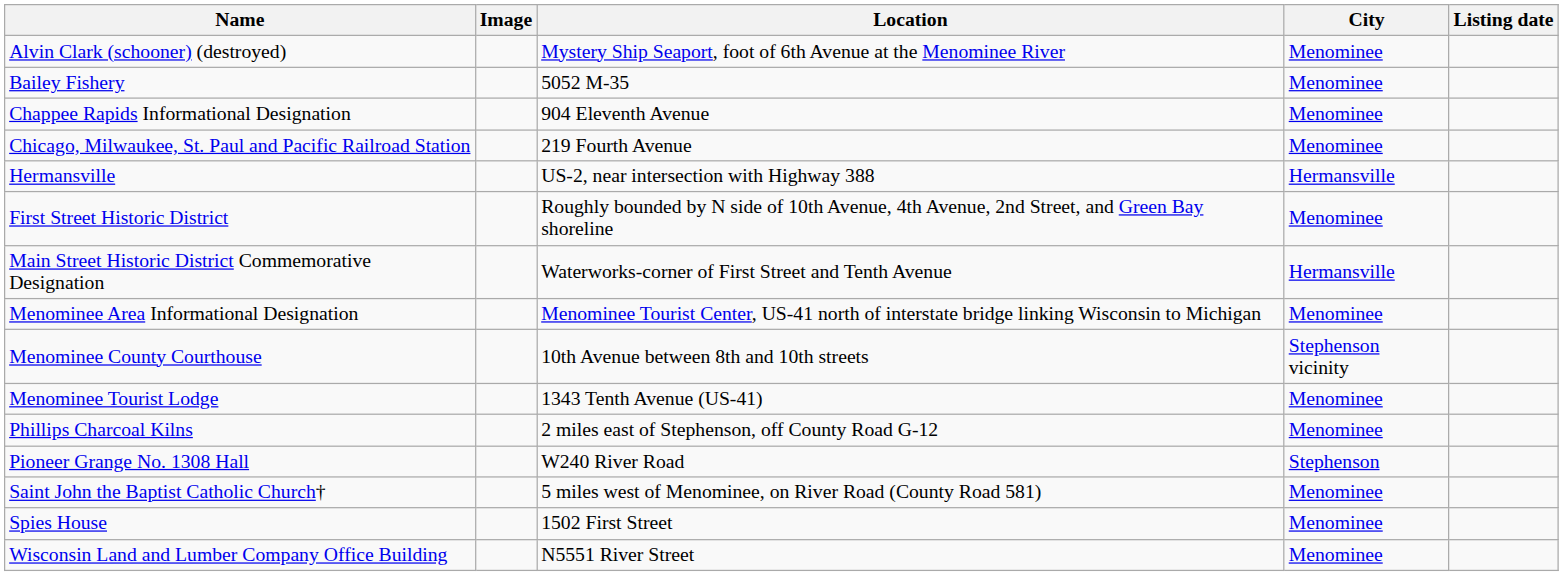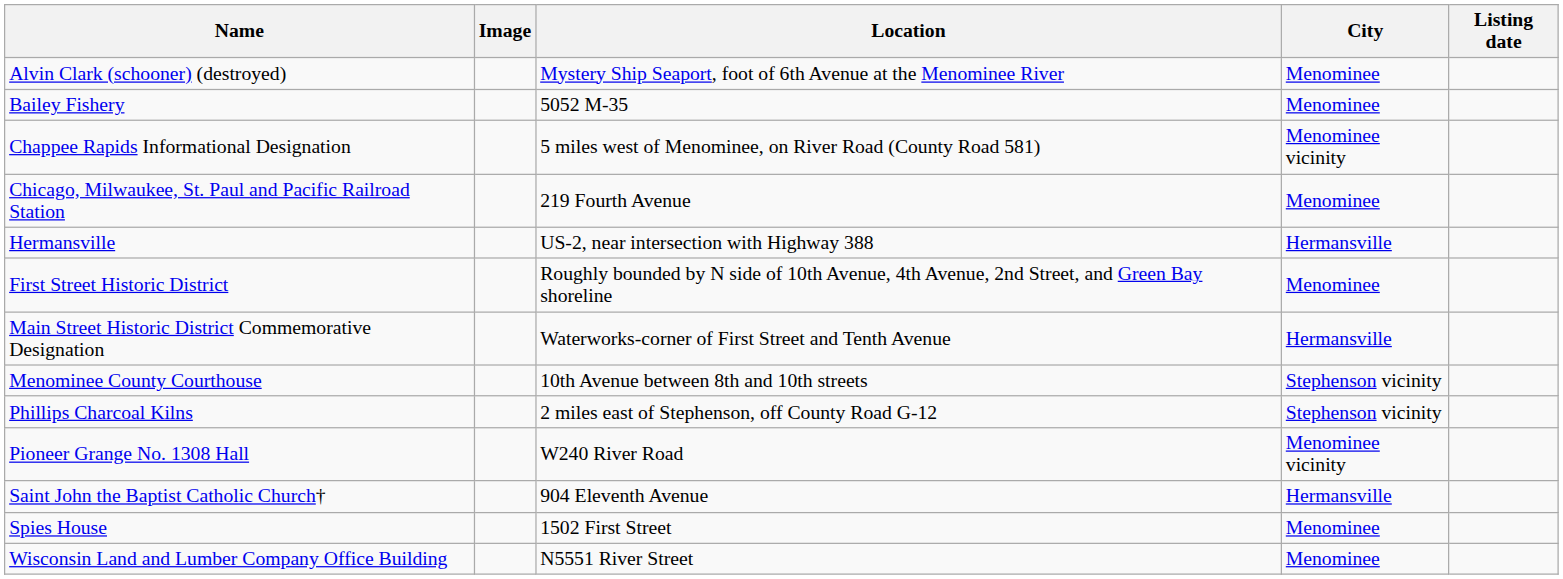(625, 113) 904 Eleventh Avenue -> (790, 146) 5 miles west of Menominee, on River Road (County Road 581)
(1336, 113) Menominee -> (1333, 146) Menominee vicinity
- row: (184, 314)
- row: (114, 398)
(1336, 429) Menominee -> (1364, 411) Stephenson vicinity
(1334, 461) Stephenson -> (1333, 453) Menominee vicinity
(791, 492) 5 miles west of Menominee, on River Road (County Road 581) -> (624, 496) 904 Eleventh Avenue
(1336, 492) Menominee -> (1339, 496) Hermansville
